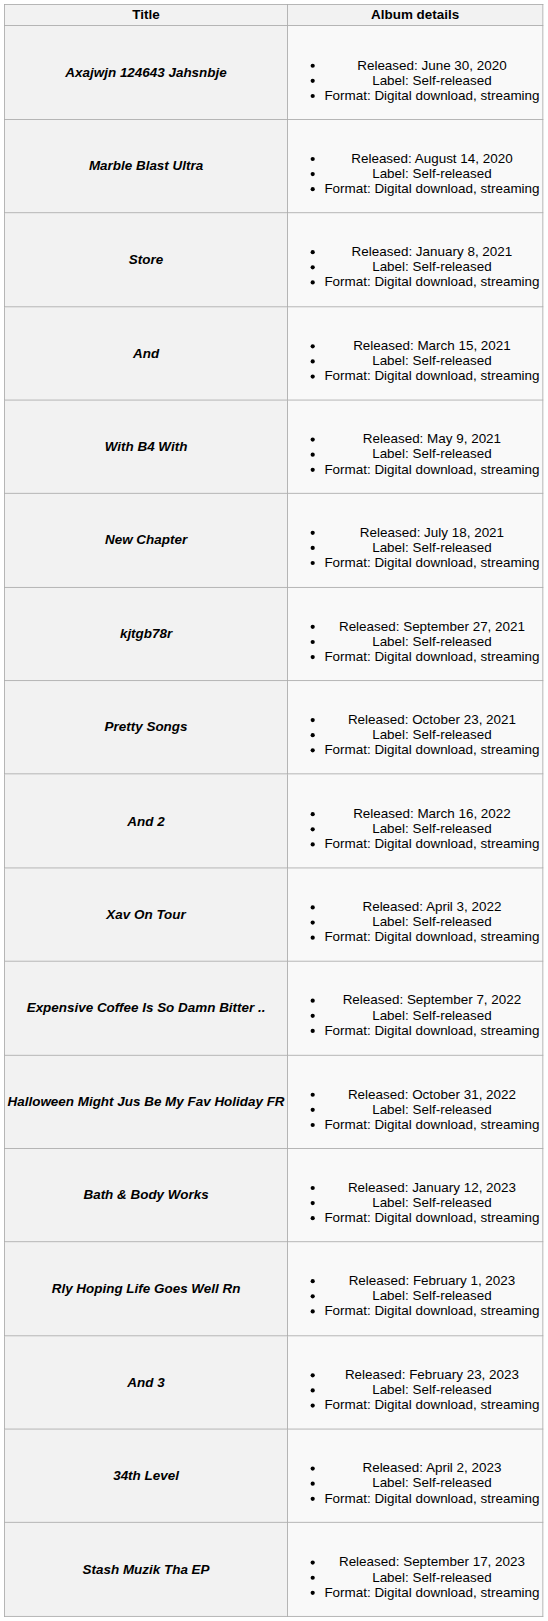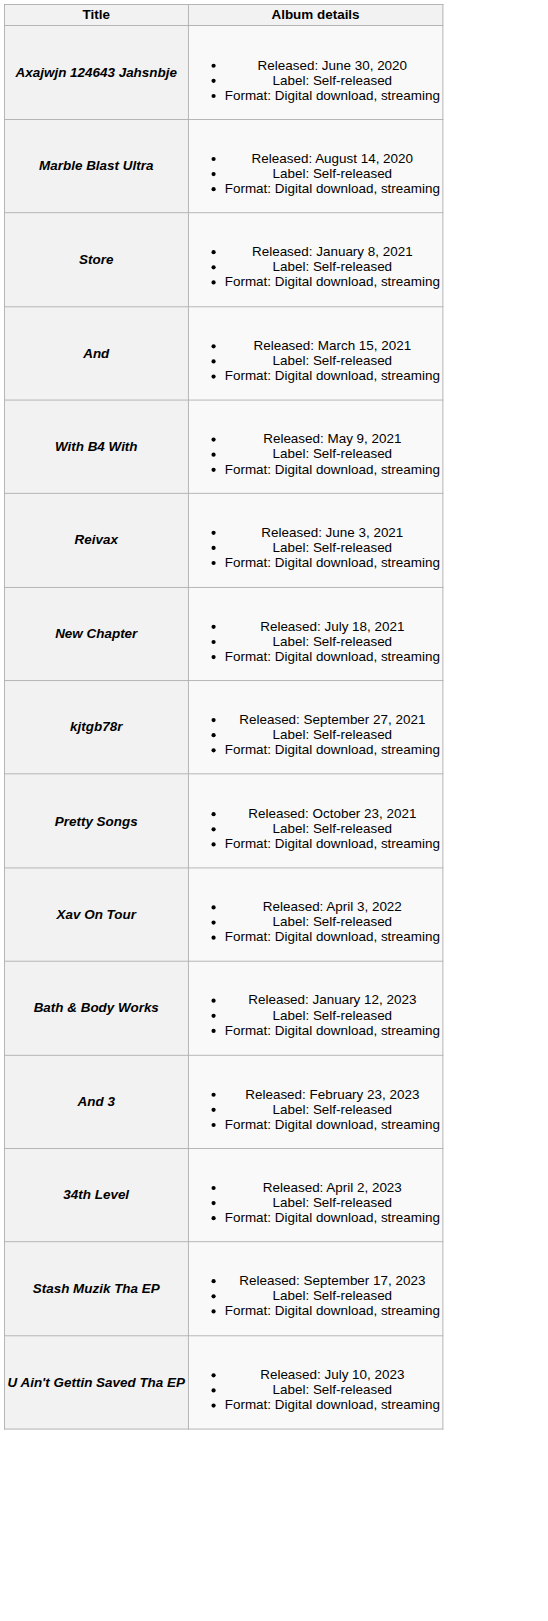+ row: (96, 540)
- row: (146, 821)
- row: (146, 1008)
- row: (146, 1101)
- row: (146, 1288)
+ row: (96, 1382)
